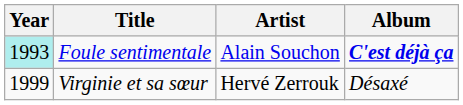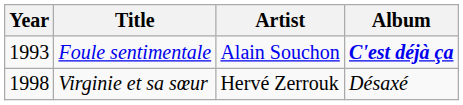(29, 52) paleturquoise background -> (29, 52) no background
(29, 83) 1999 -> (29, 83) 1998
